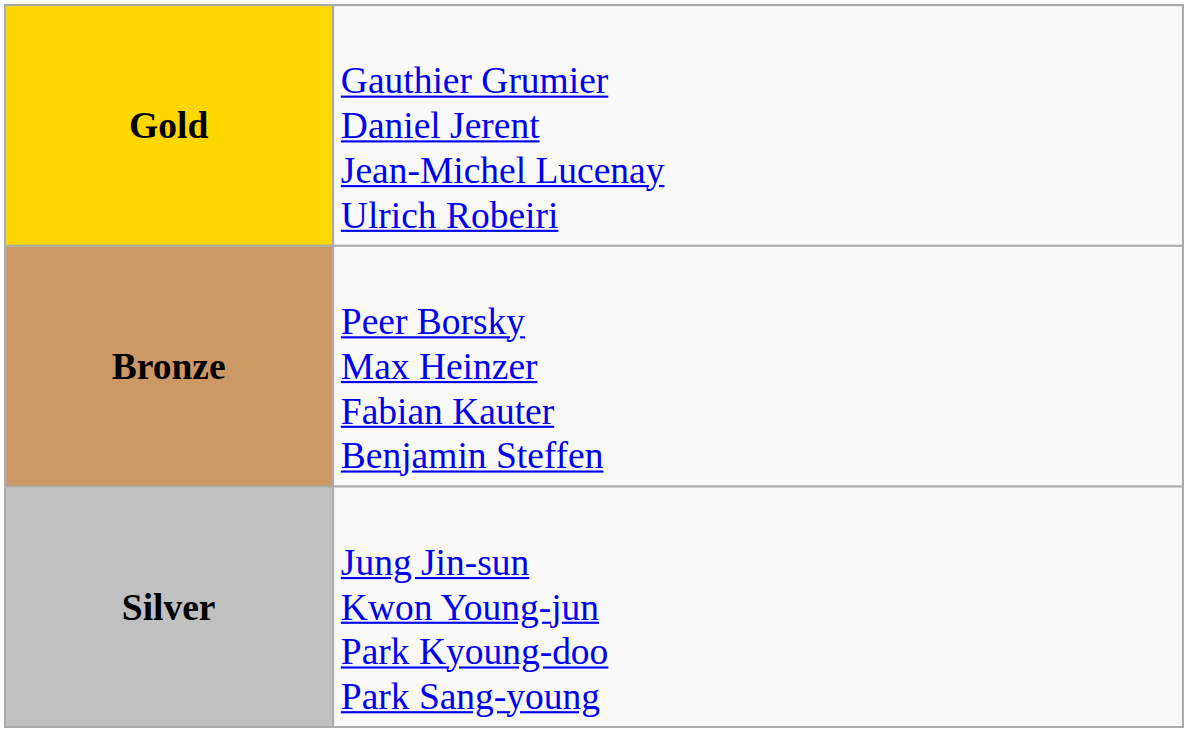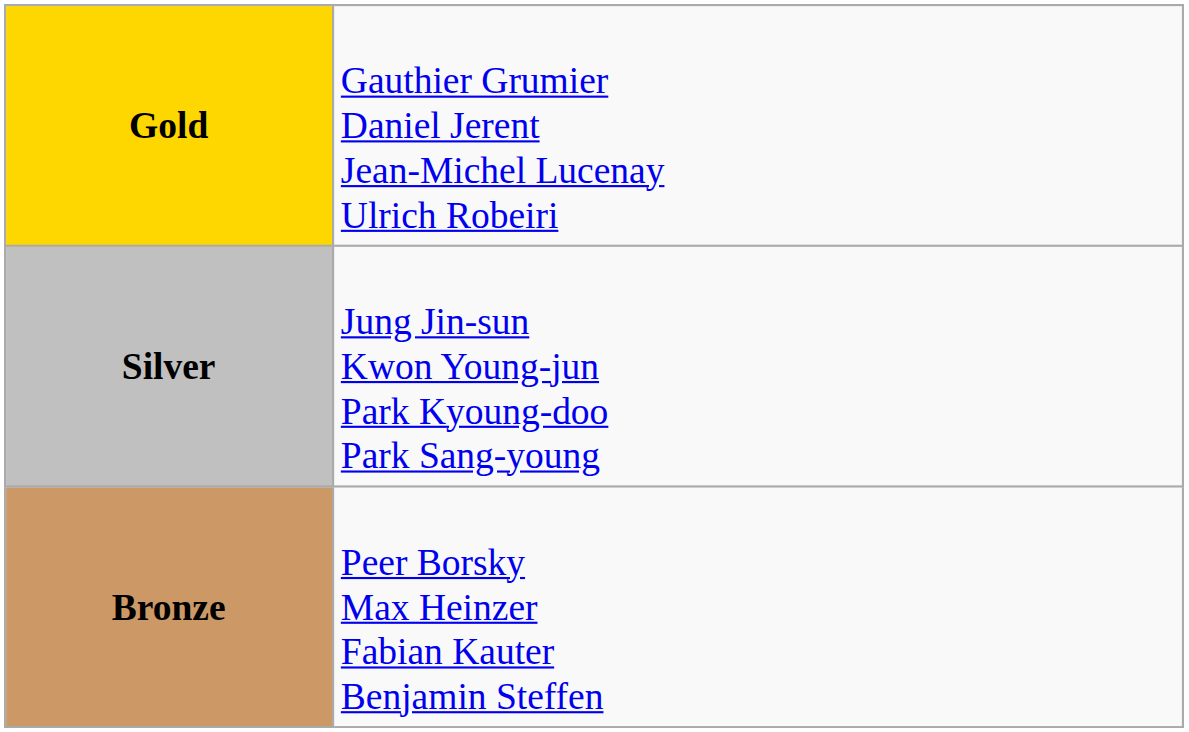rows swapped: (169, 605) <-> (169, 365)
